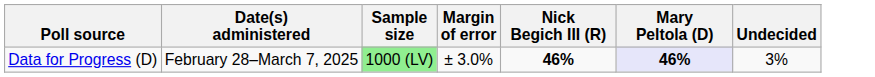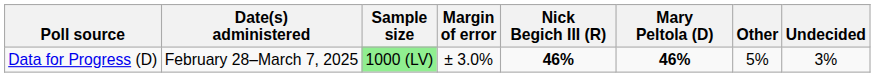+ column: (757, 35)
(675, 60) lavender background -> (675, 60) no background
